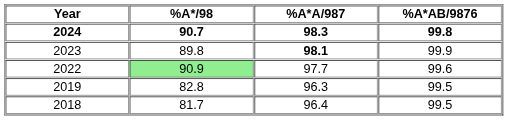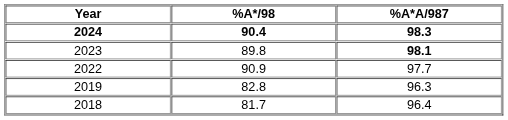- column: (440, 14)
(192, 32) 90.7 -> (254, 32) 90.4
(192, 68) lightgreen background -> (254, 68) no background
